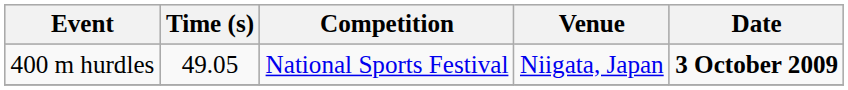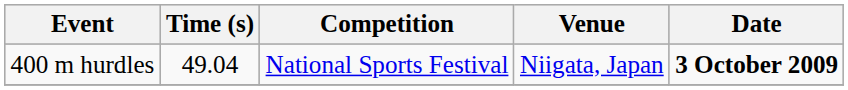(210, 64) 49.05 -> (210, 64) 49.04
